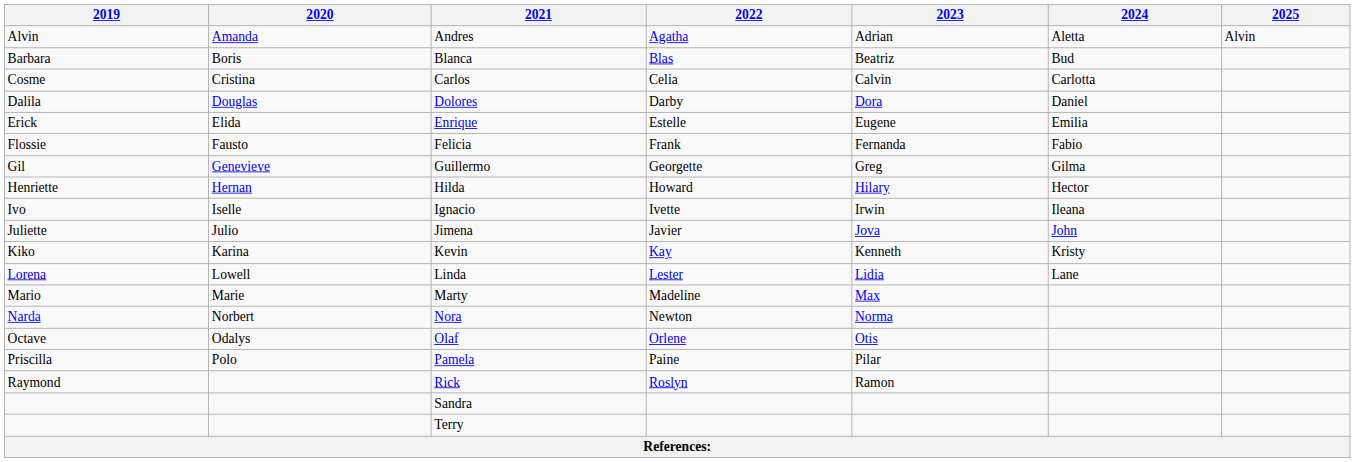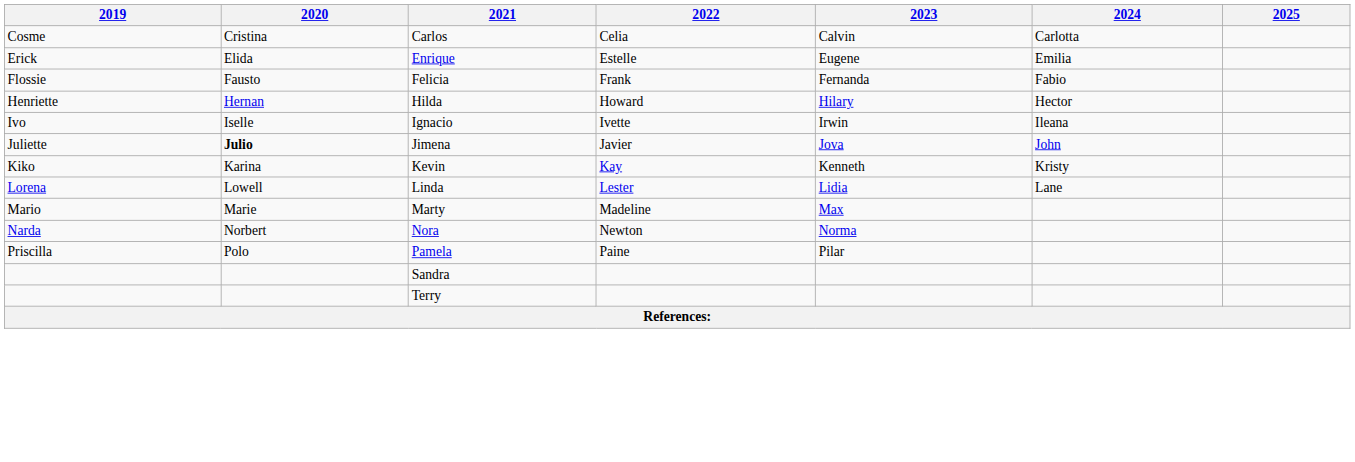- row: (454, 36)
- row: (453, 58)
- row: (456, 101)
- row: (462, 166)
(225, 230) normal -> (238, 144) bold
- row: (446, 338)
- row: (447, 381)
